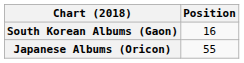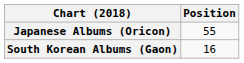rows swapped: (92, 49) <-> (92, 31)
